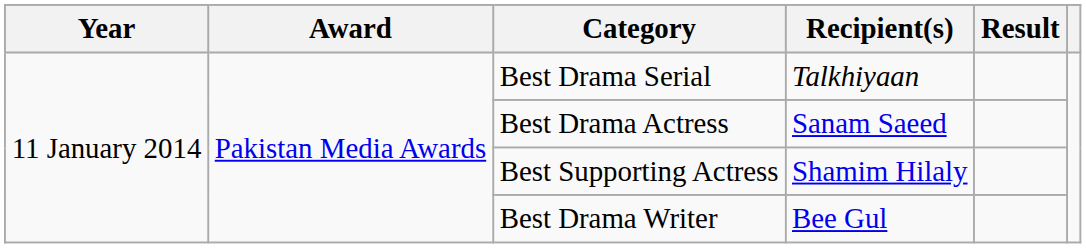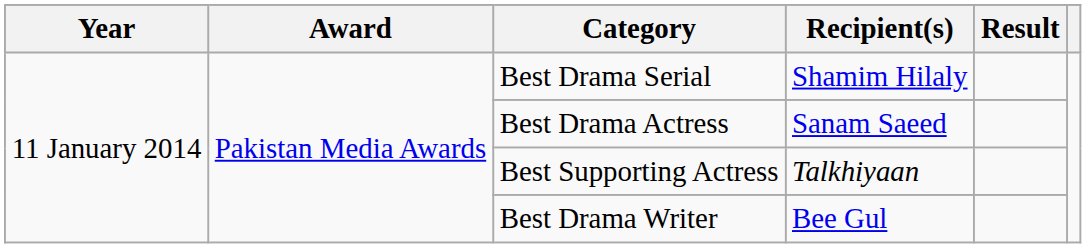(856, 76) Talkhiyaan -> (880, 76) Shamim Hilaly
(880, 171) Shamim Hilaly -> (856, 171) Talkhiyaan
